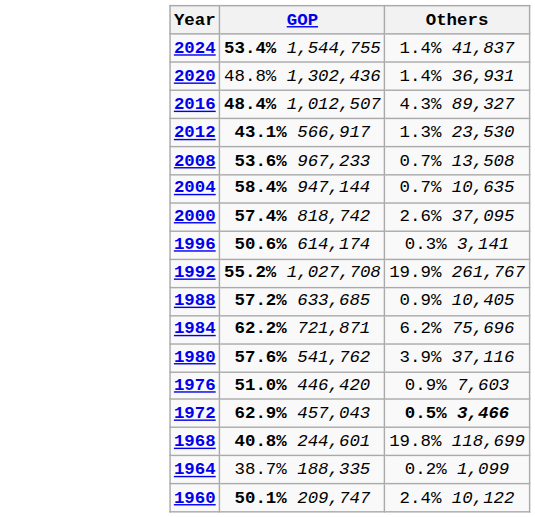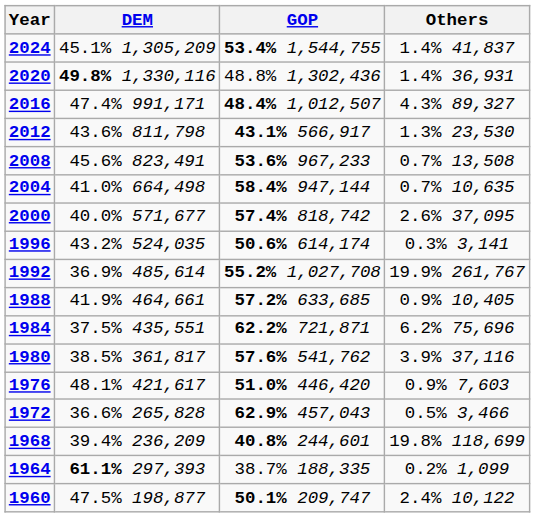+ column: (137, 20)
(457, 414) bold -> (457, 414) normal
